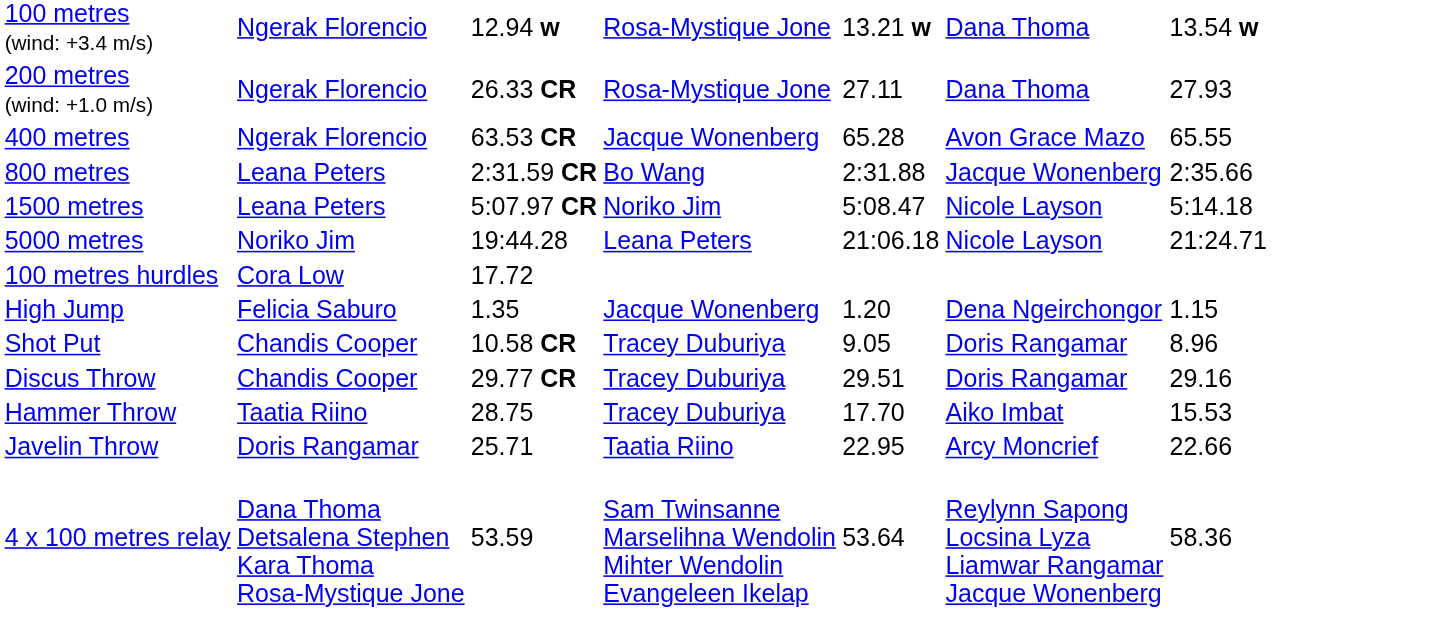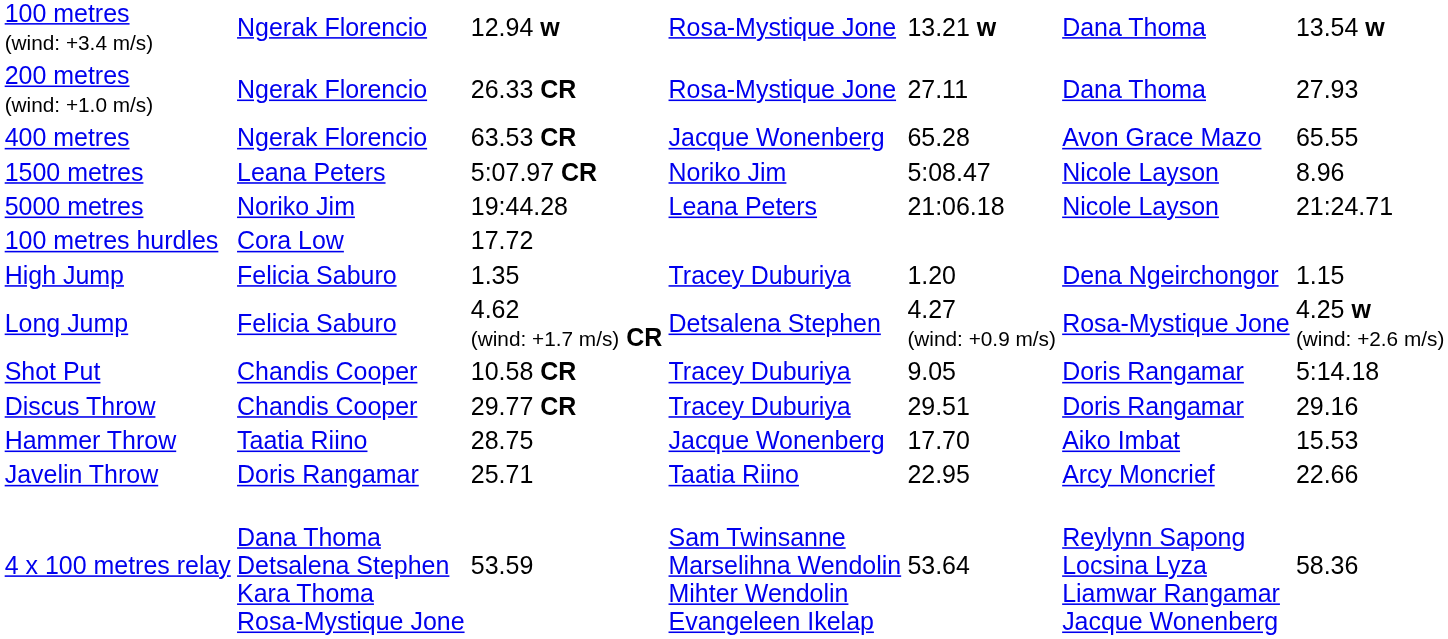- row: (67, 172)
(1211, 206) 5:14.18 -> (1320, 172) 8.96
(711, 309) Jacque Wonenberg -> (760, 275) Tracey Duburiya
+ row: (66, 323)
(1194, 344) 8.96 -> (1338, 372) 5:14.18
(694, 412) Tracey Duburiya -> (777, 440) Jacque Wonenberg
